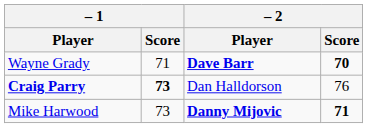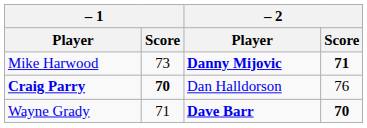rows swapped: (53, 110) <-> (49, 63)
(163, 87) 73 -> (163, 87) 70
